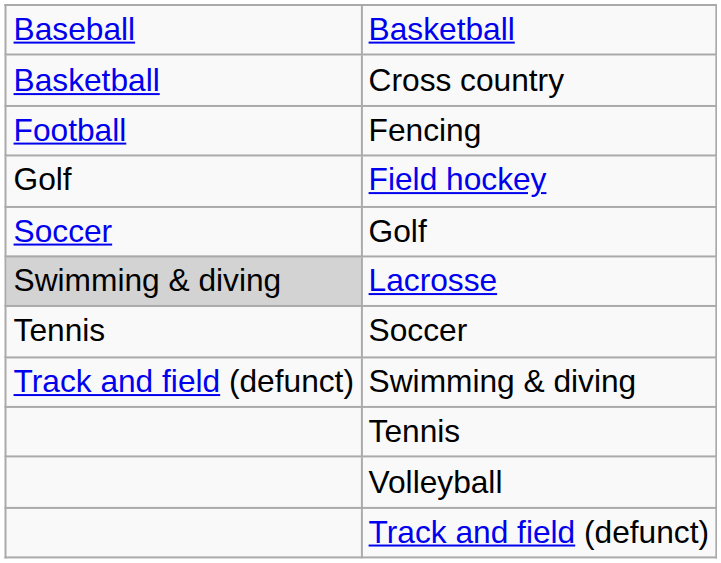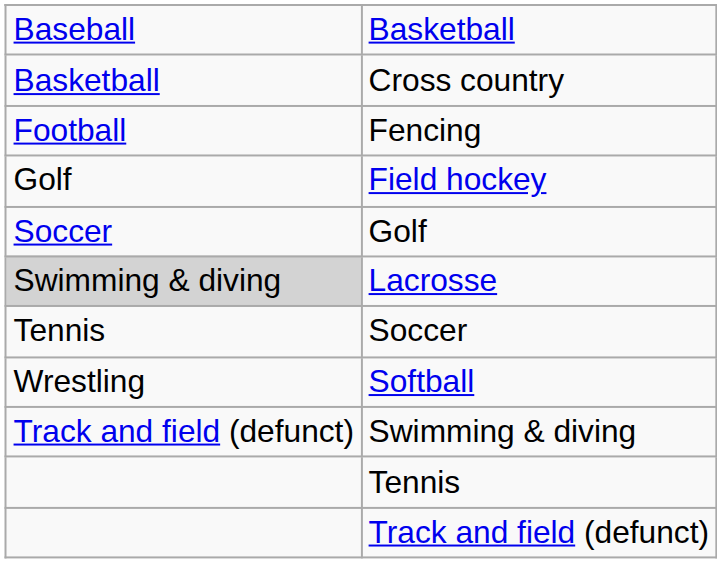+ row: (421, 381)
- row: (436, 481)
